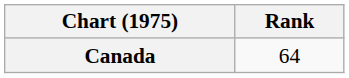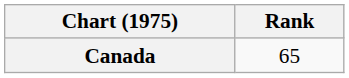(289, 55) 64 -> (289, 55) 65
